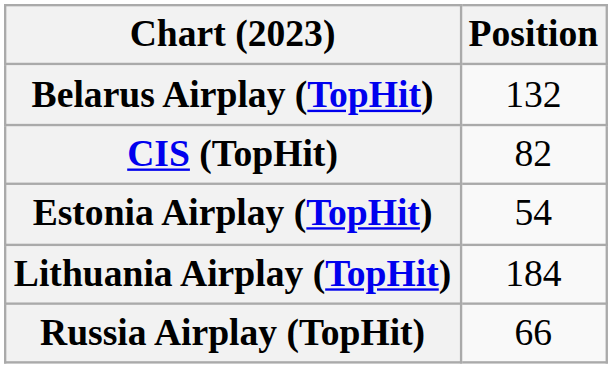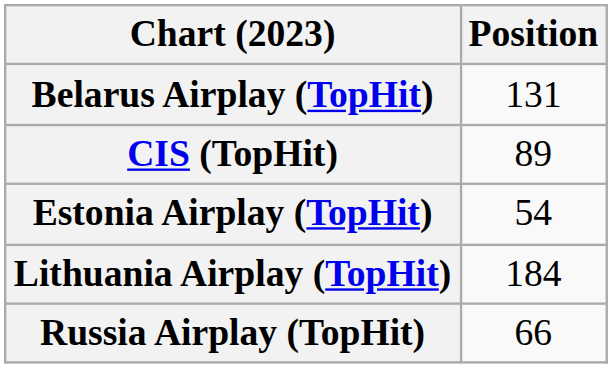(533, 93) 132 -> (533, 93) 131
(533, 153) 82 -> (533, 153) 89
